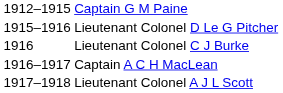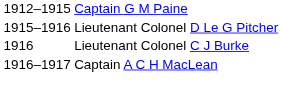- row: (164, 83)
